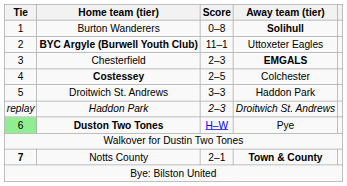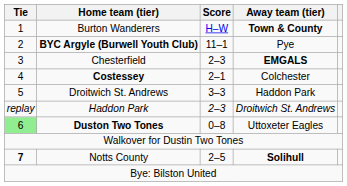(217, 28) 0–8 -> (217, 28) H–W
(285, 28) Solihull -> (285, 28) Town & County
(285, 44) Uttoxeter Eagles -> (285, 44) Pye
(217, 76) 2–5 -> (217, 76) 2–1
(217, 125) H–W -> (217, 125) 0–8
(285, 125) Pye -> (285, 125) Uttoxeter Eagles
(217, 157) 2–1 -> (217, 157) 2–5
(285, 157) Town & County -> (285, 157) Solihull
